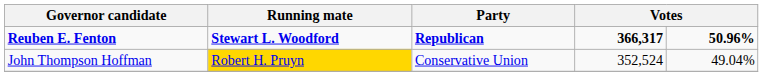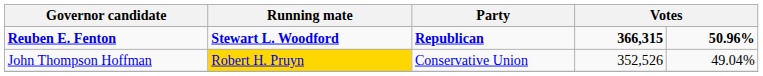(640, 37) 366,317 -> (640, 37) 366,315
(640, 60) 352,524 -> (640, 60) 352,526
